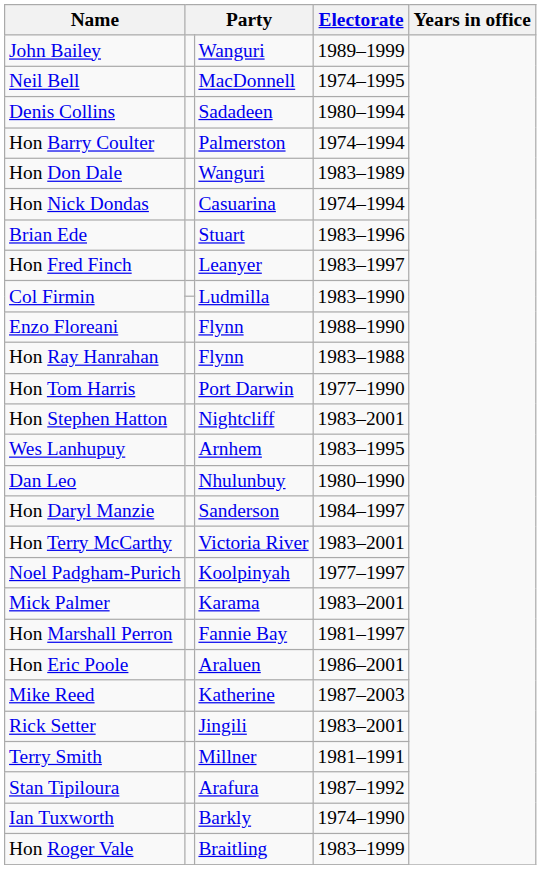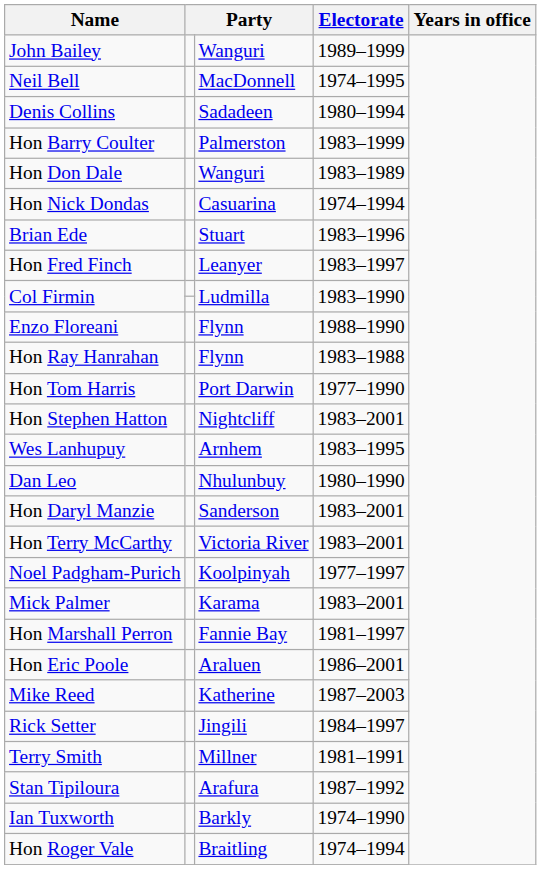(361, 142) 1974–1994 -> (361, 142) 1983–1999
(361, 511) 1984–1997 -> (361, 511) 1983–2001
(361, 726) 1983–2001 -> (361, 726) 1984–1997
(361, 848) 1983–1999 -> (361, 848) 1974–1994
